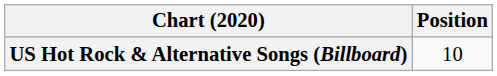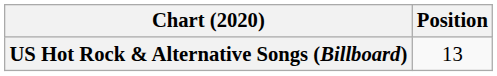(452, 53) 10 -> (452, 53) 13
